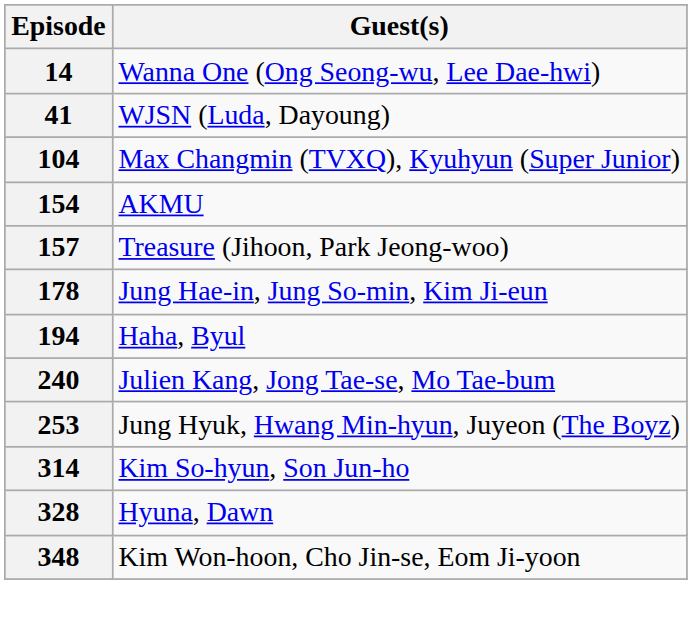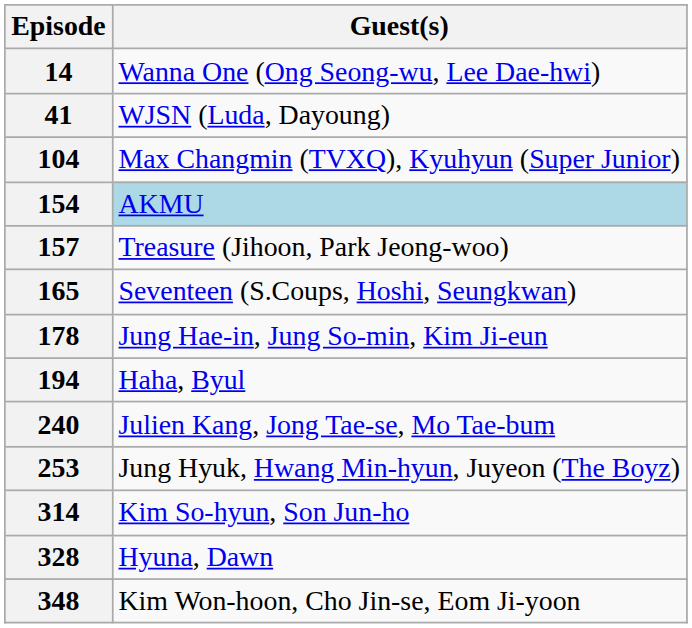(161, 203) no background -> (161, 203) lightblue background
+ row: (58, 291)
